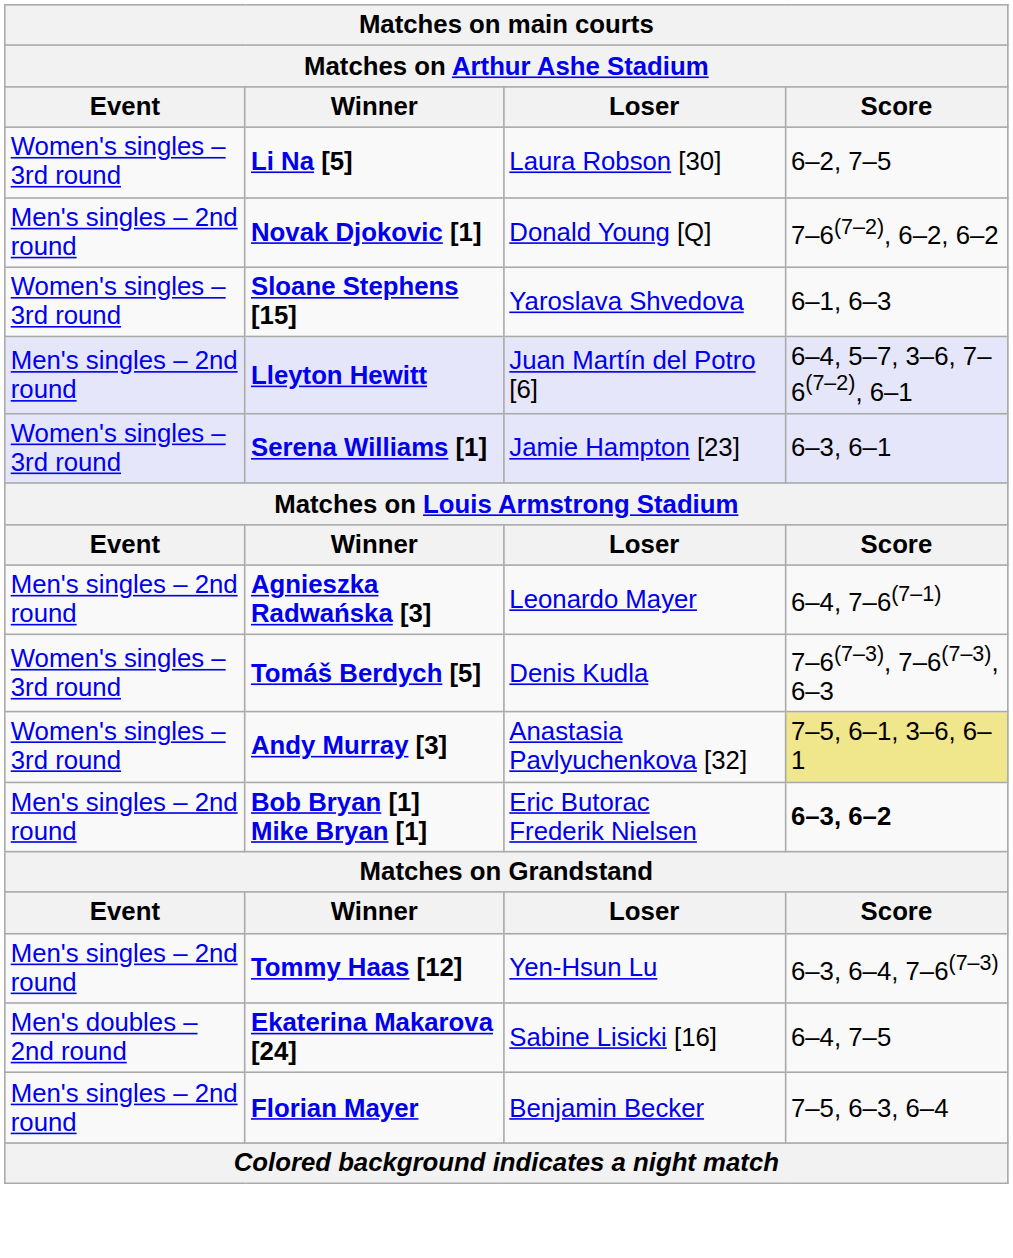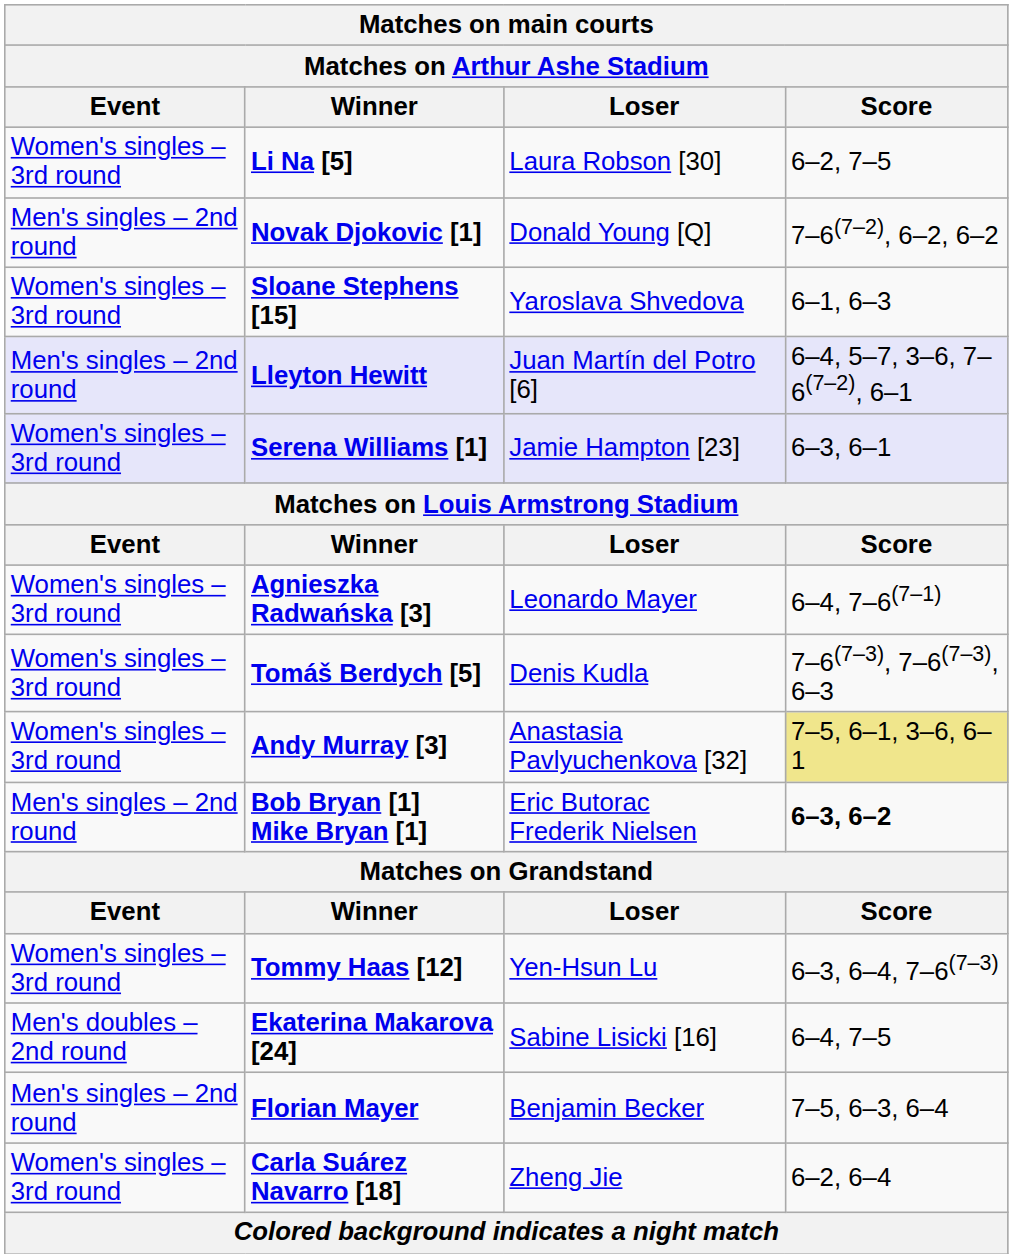(124, 599) Men's singles – 2nd round -> (118, 599) Women's singles – 3rd round
(124, 967) Men's singles – 2nd round -> (118, 967) Women's singles – 3rd round
+ row: (329, 1177)
